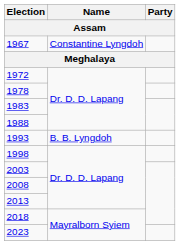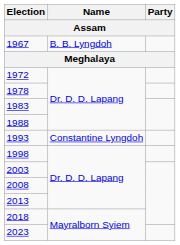(96, 43) Constantine Lyngdoh -> (81, 43) B. B. Lyngdoh
(81, 138) B. B. Lyngdoh -> (96, 138) Constantine Lyngdoh
